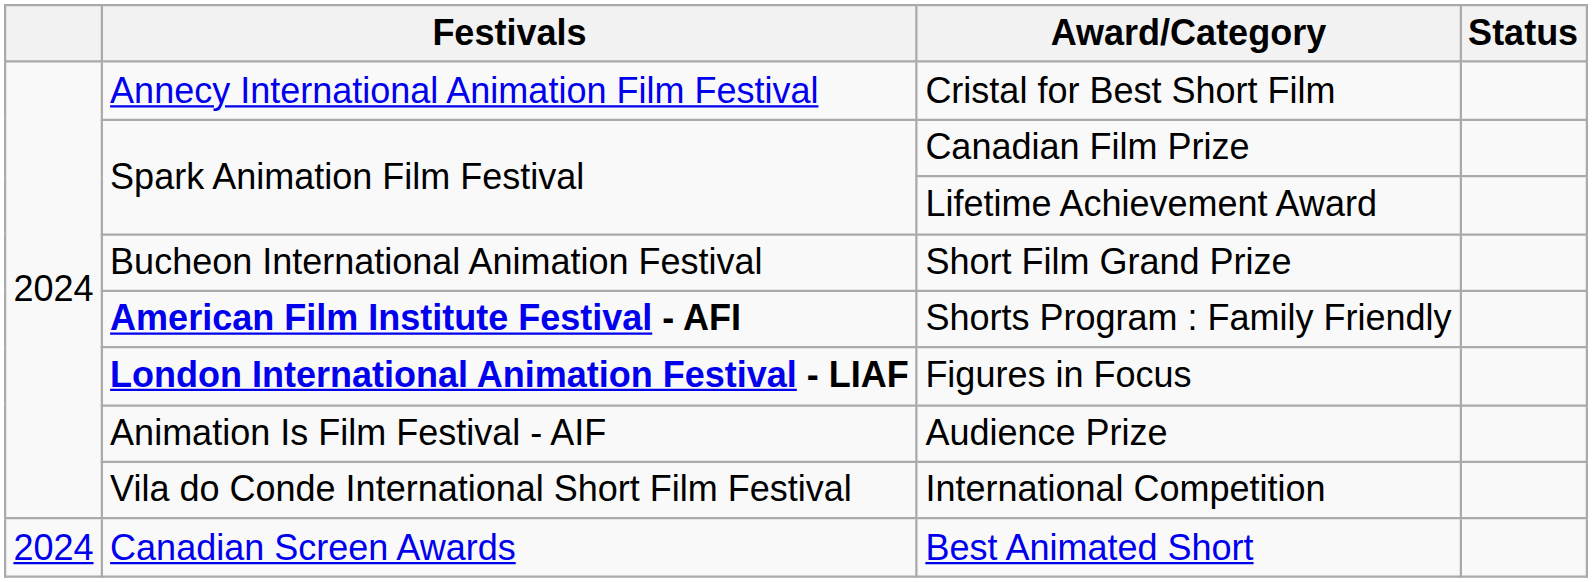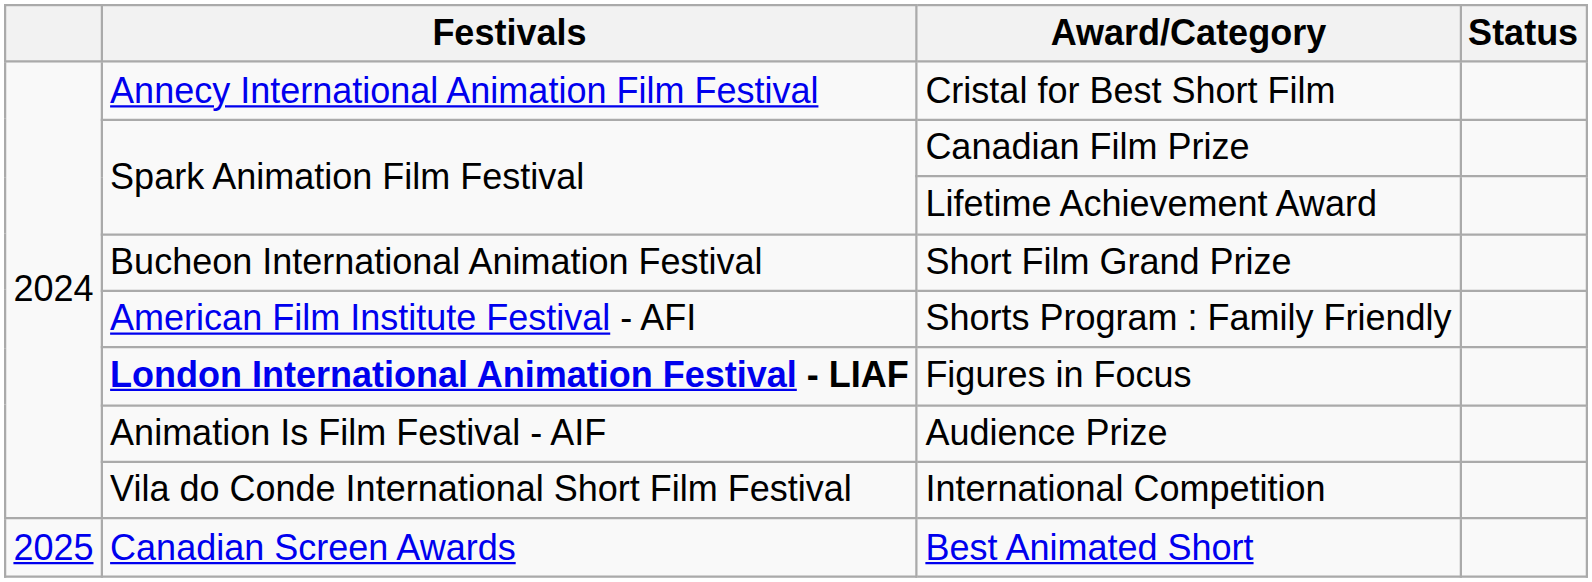(426, 318) bold -> (403, 318) normal
(53, 546) 2024 -> (53, 546) 2025
